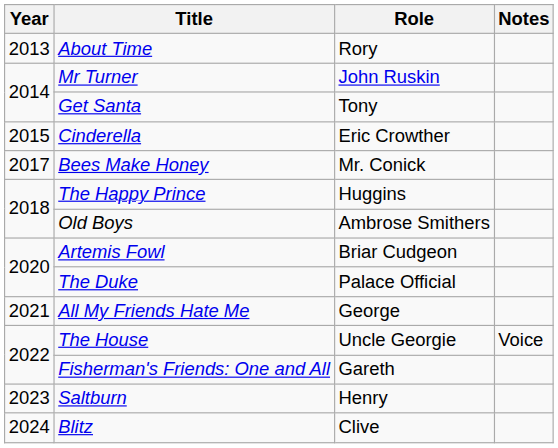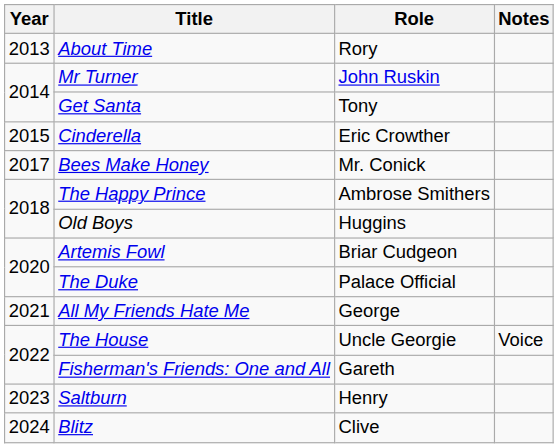(372, 194) Huggins -> (414, 194) Ambrose Smithers
(414, 223) Ambrose Smithers -> (372, 223) Huggins
